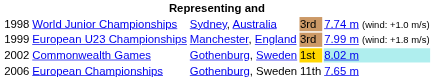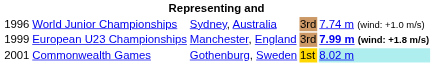(17, 24) 1998 -> (17, 24) 1996
(377, 39) normal -> (374, 39) bold
(17, 55) 2002 -> (17, 55) 2001
- row: (98, 71)
